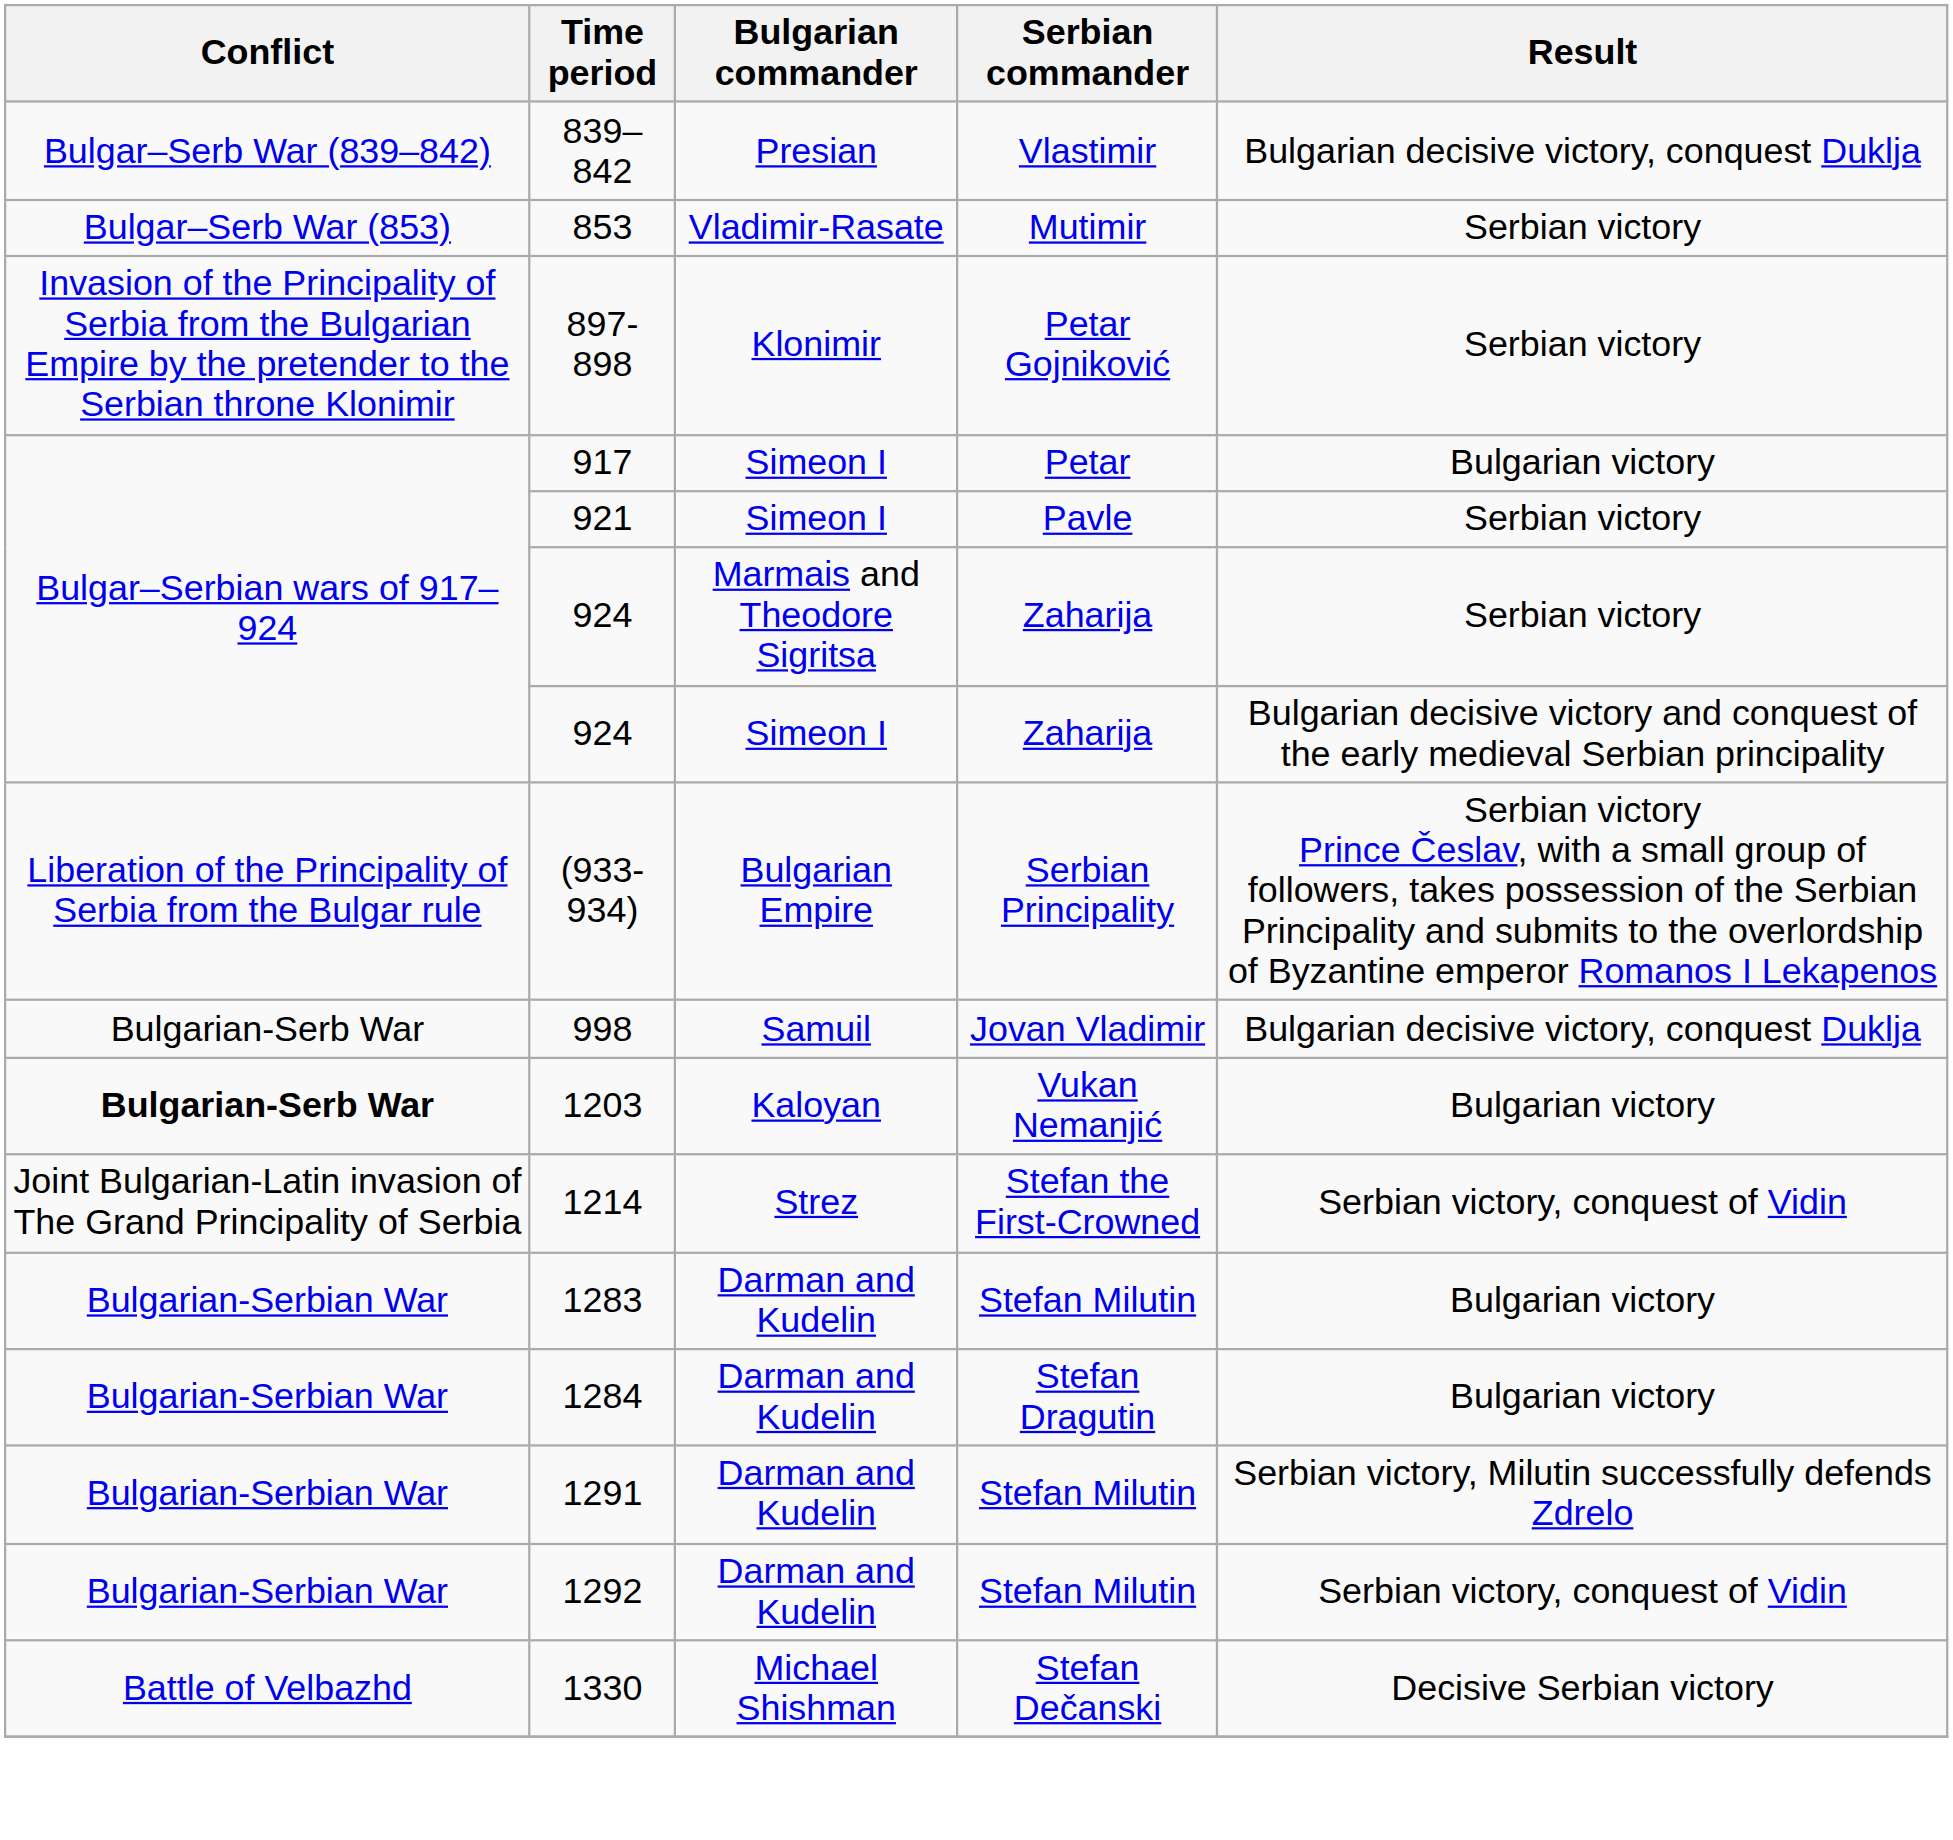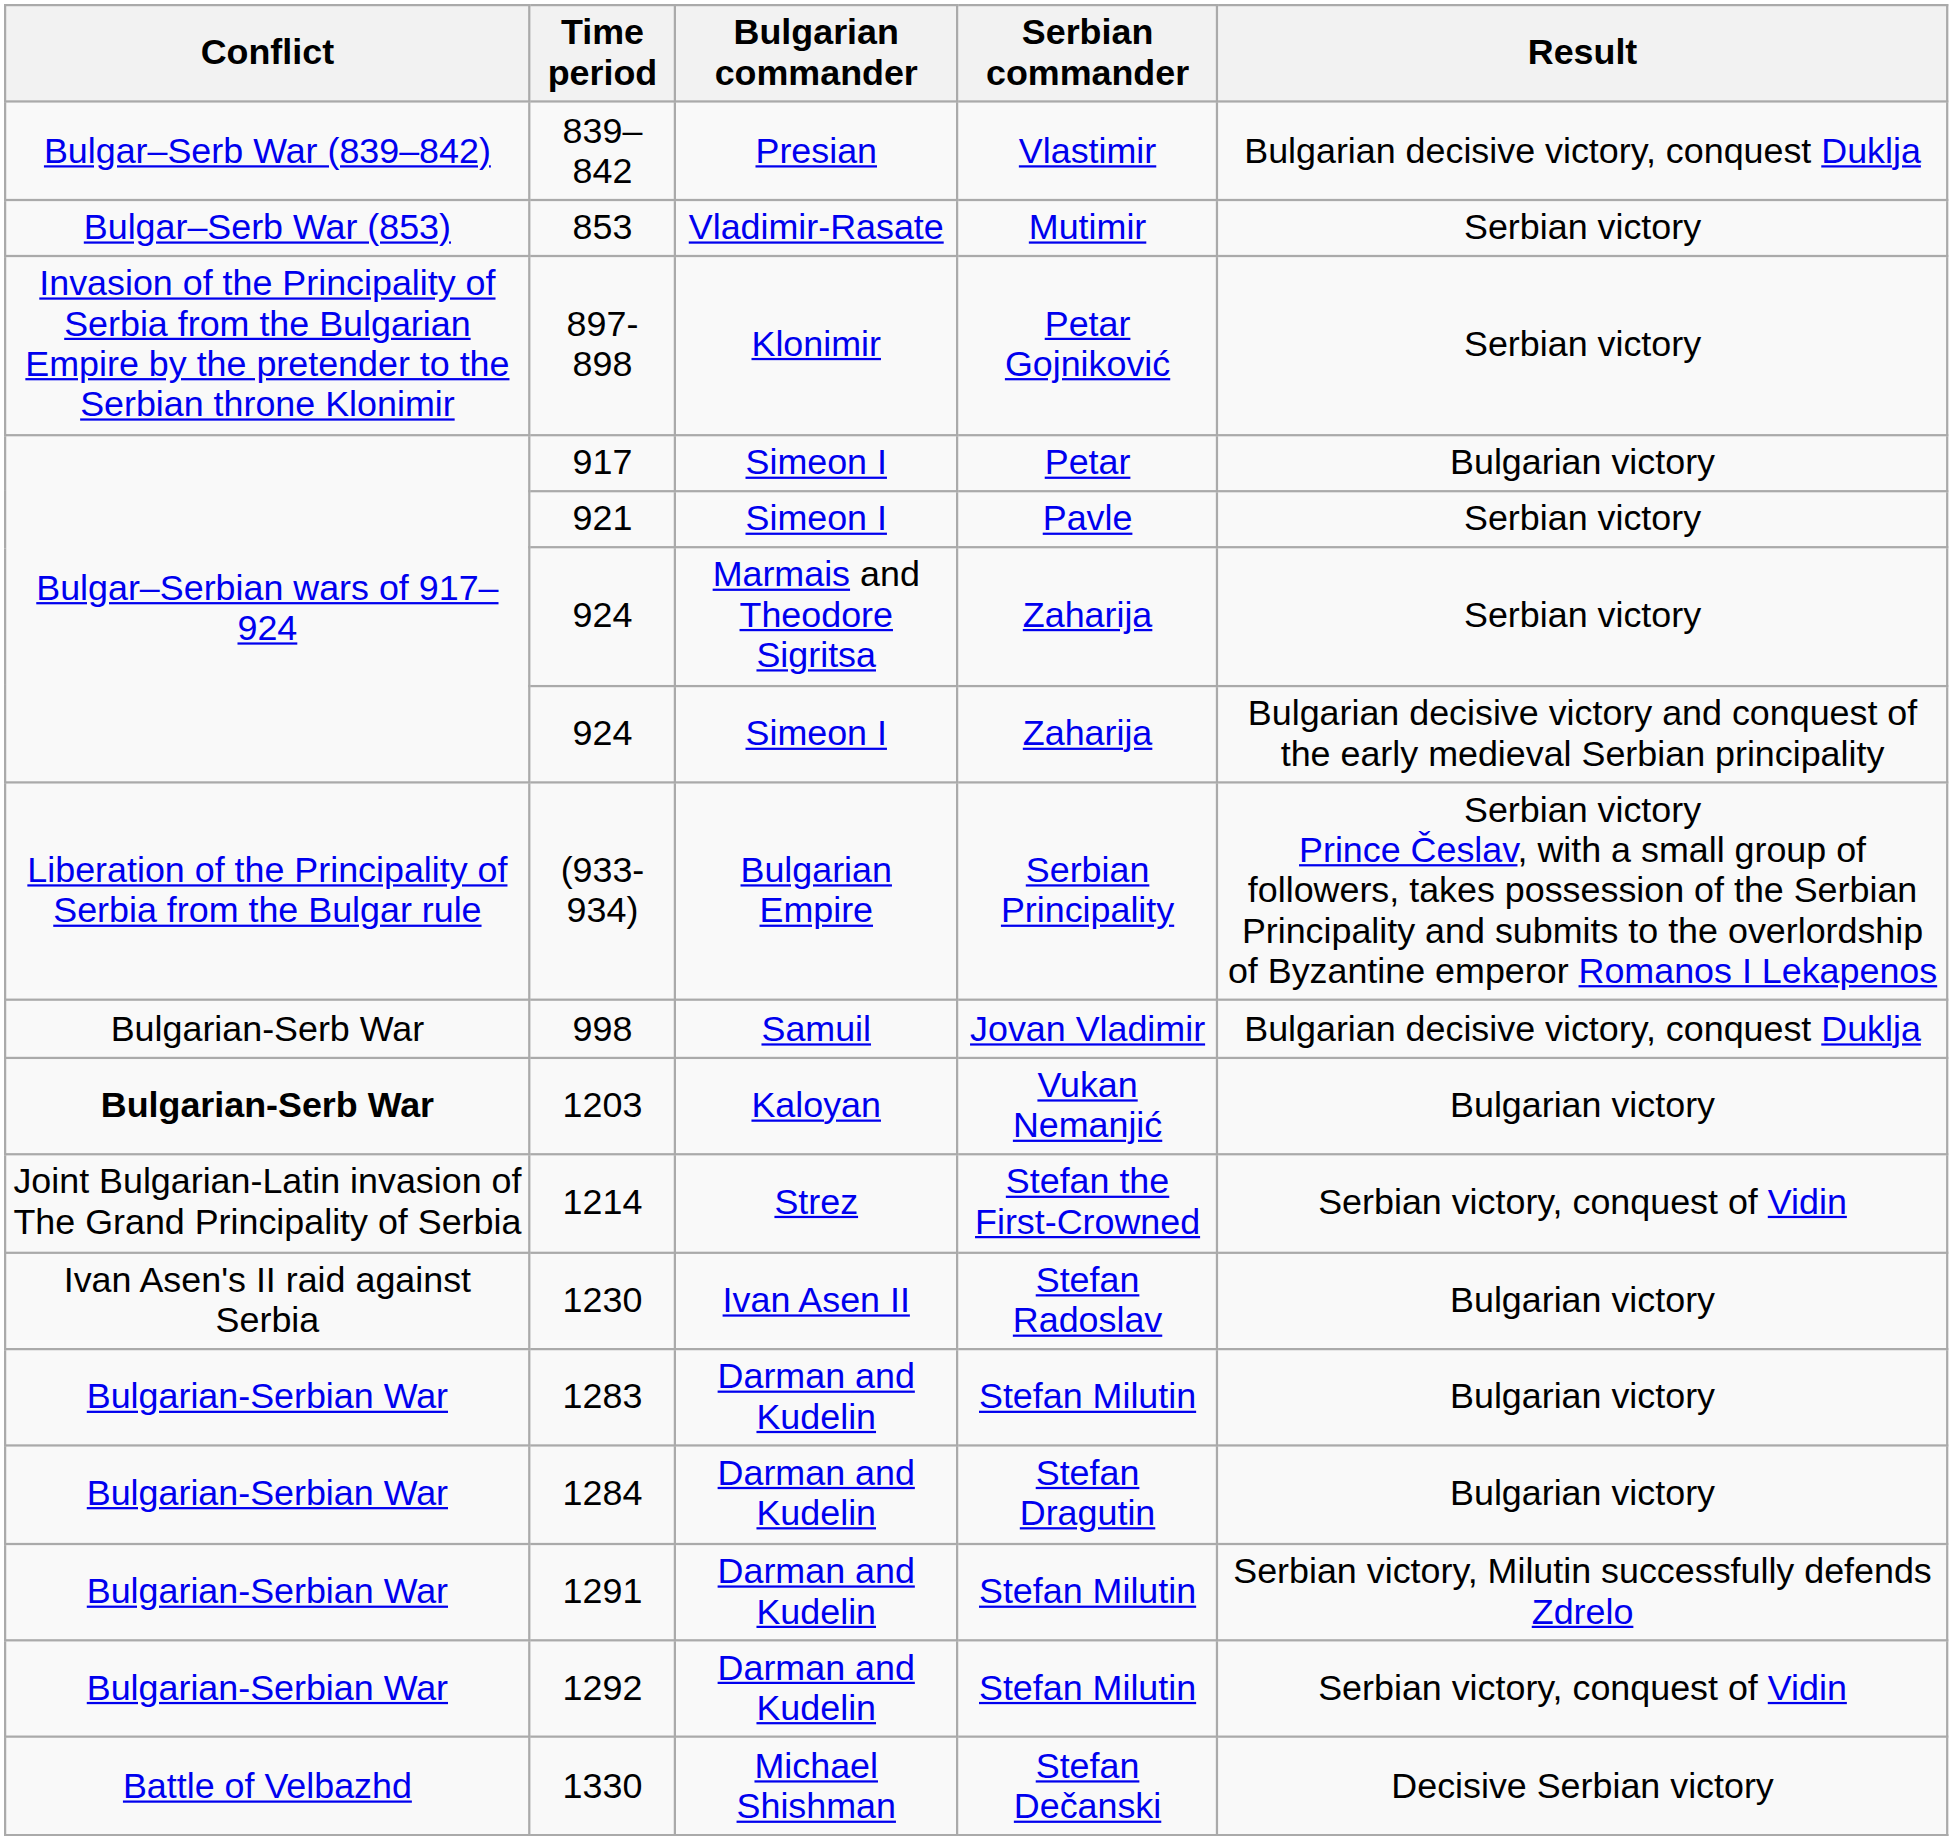+ row: (602, 1299)
